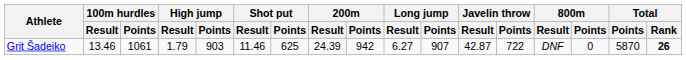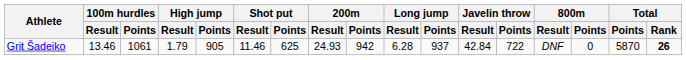(215, 47) 903 -> (215, 47) 905
(327, 47) 24.39 -> (327, 47) 24.93
(402, 47) 6.27 -> (402, 47) 6.28
(440, 47) 907 -> (440, 47) 937
(478, 47) 42.87 -> (478, 47) 42.84
